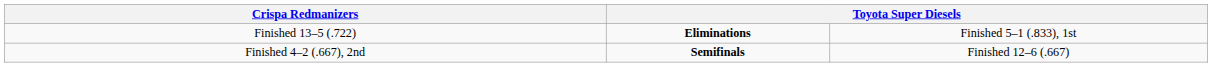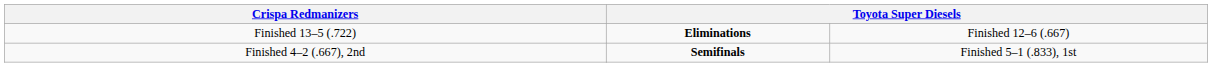(1018, 33) Finished 5–1 (.833), 1st -> (1018, 33) Finished 12–6 (.667)
(1018, 52) Finished 12–6 (.667) -> (1018, 52) Finished 5–1 (.833), 1st
